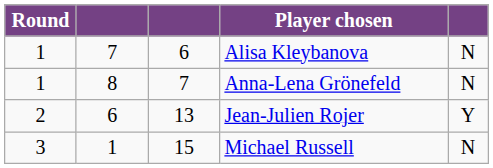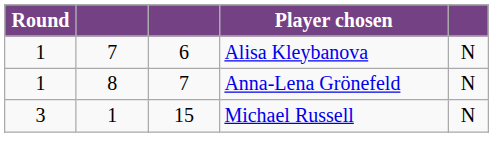- row: (294, 115)
